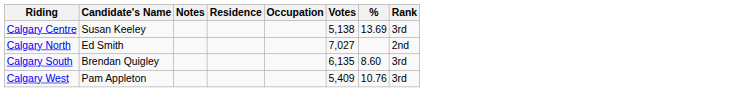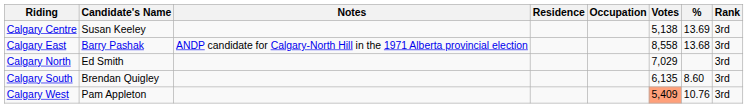+ row: (36, 45)
(342, 45) 7,027 -> (665, 62) 7,029
(400, 45) 2nd -> (722, 62) 3rd
(342, 78) no background -> (665, 95) lightsalmon background
